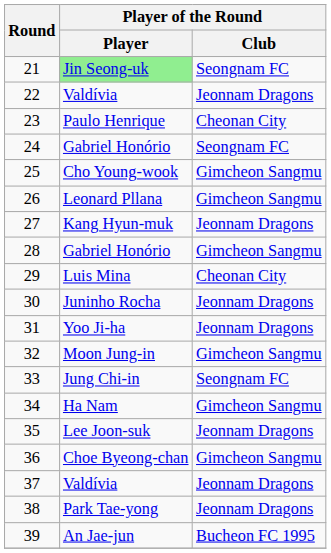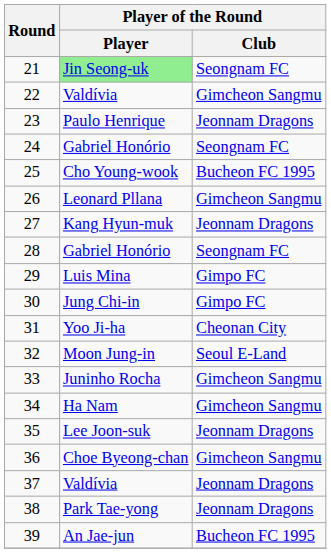(255, 95) Jeonnam Dragons -> (259, 95) Gimcheon Sangmu
(241, 120) Cheonan City -> (255, 120) Jeonnam Dragons
(259, 172) Gimcheon Sangmu -> (255, 172) Bucheon FC 1995
(259, 250) Gimcheon Sangmu -> (243, 250) Seongnam FC
(241, 276) Cheonan City -> (231, 276) Gimpo FC
(112, 302) Juninho Rocha -> (101, 302) Jung Chi-in
(255, 302) Jeonnam Dragons -> (231, 302) Gimpo FC
(255, 328) Jeonnam Dragons -> (241, 328) Cheonan City
(259, 353) Gimcheon Sangmu -> (241, 353) Seoul E-Land
(101, 379) Jung Chi-in -> (112, 379) Juninho Rocha
(243, 379) Seongnam FC -> (259, 379) Gimcheon Sangmu
